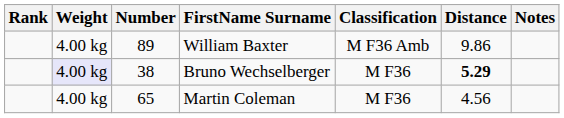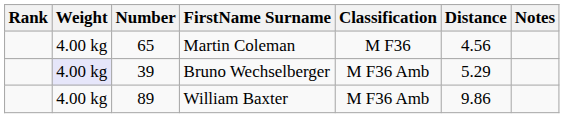rows swapped: (236, 44) <-> (239, 98)
(146, 71) 38 -> (146, 71) 39
(388, 71) M F36 -> (388, 71) M F36 Amb
(476, 71) bold -> (476, 71) normal
